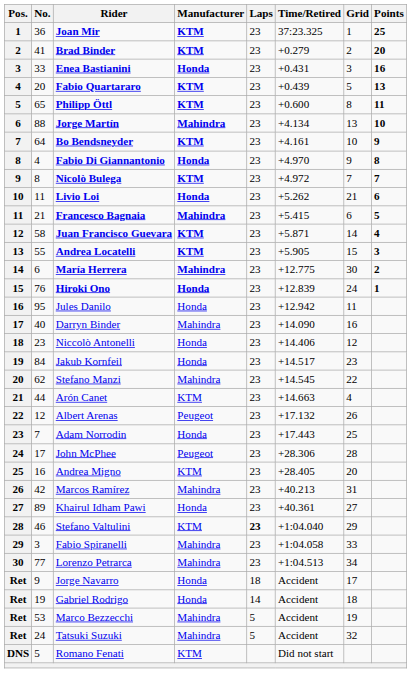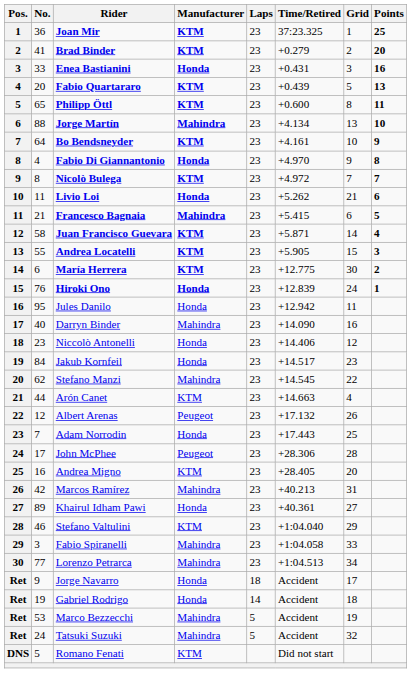(201, 269) Mahindra -> (191, 269) KTM
(255, 526) bold -> (255, 526) normal
